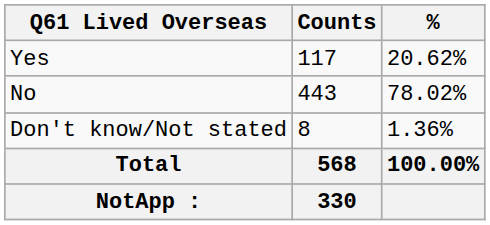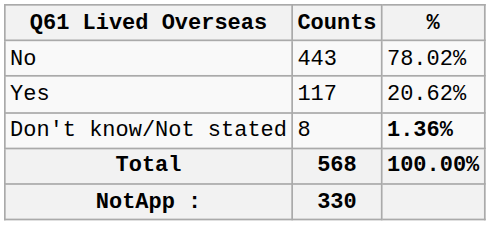rows swapped: (30, 59) <-> (23, 94)
(420, 130) normal -> (420, 130) bold
